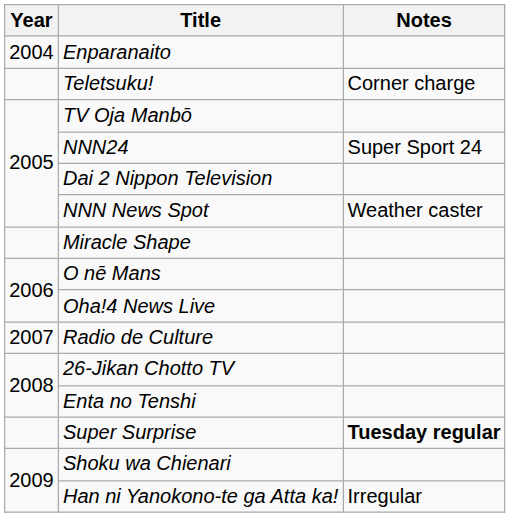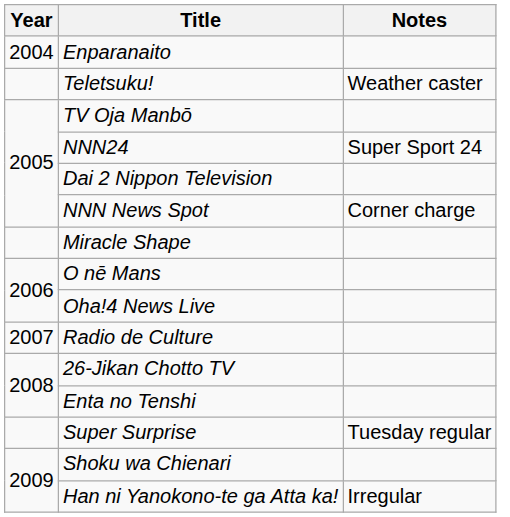(411, 83) Corner charge -> (415, 83) Weather caster
(415, 210) Weather caster -> (411, 210) Corner charge
(424, 432) bold -> (419, 432) normal
